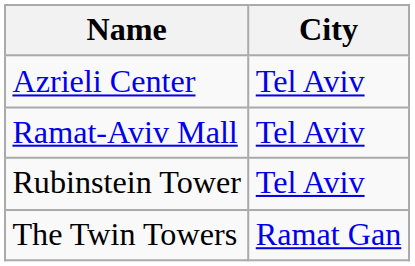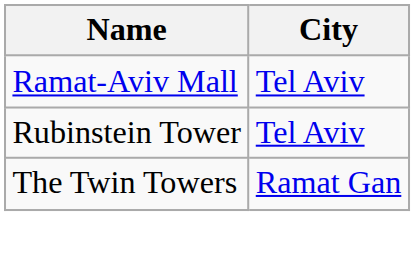- row: (104, 81)
